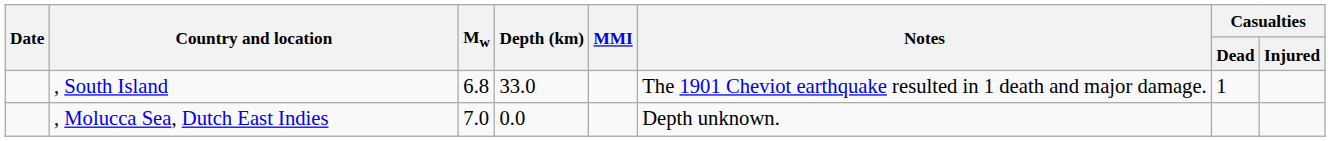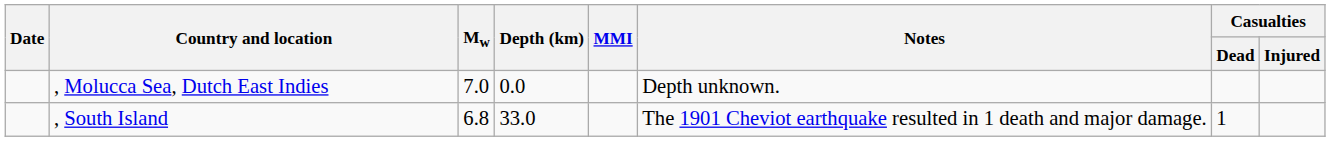rows swapped: (111, 86) <-> (191, 119)
